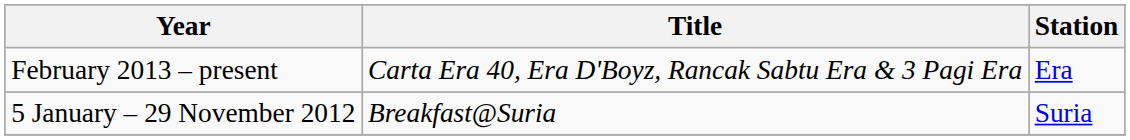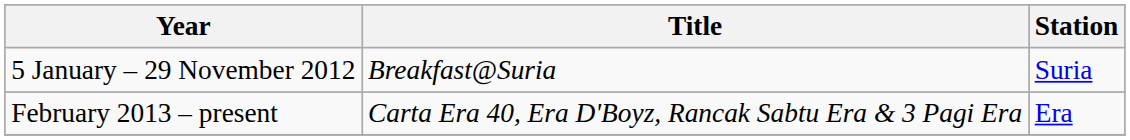rows swapped: (183, 112) <-> (145, 69)
